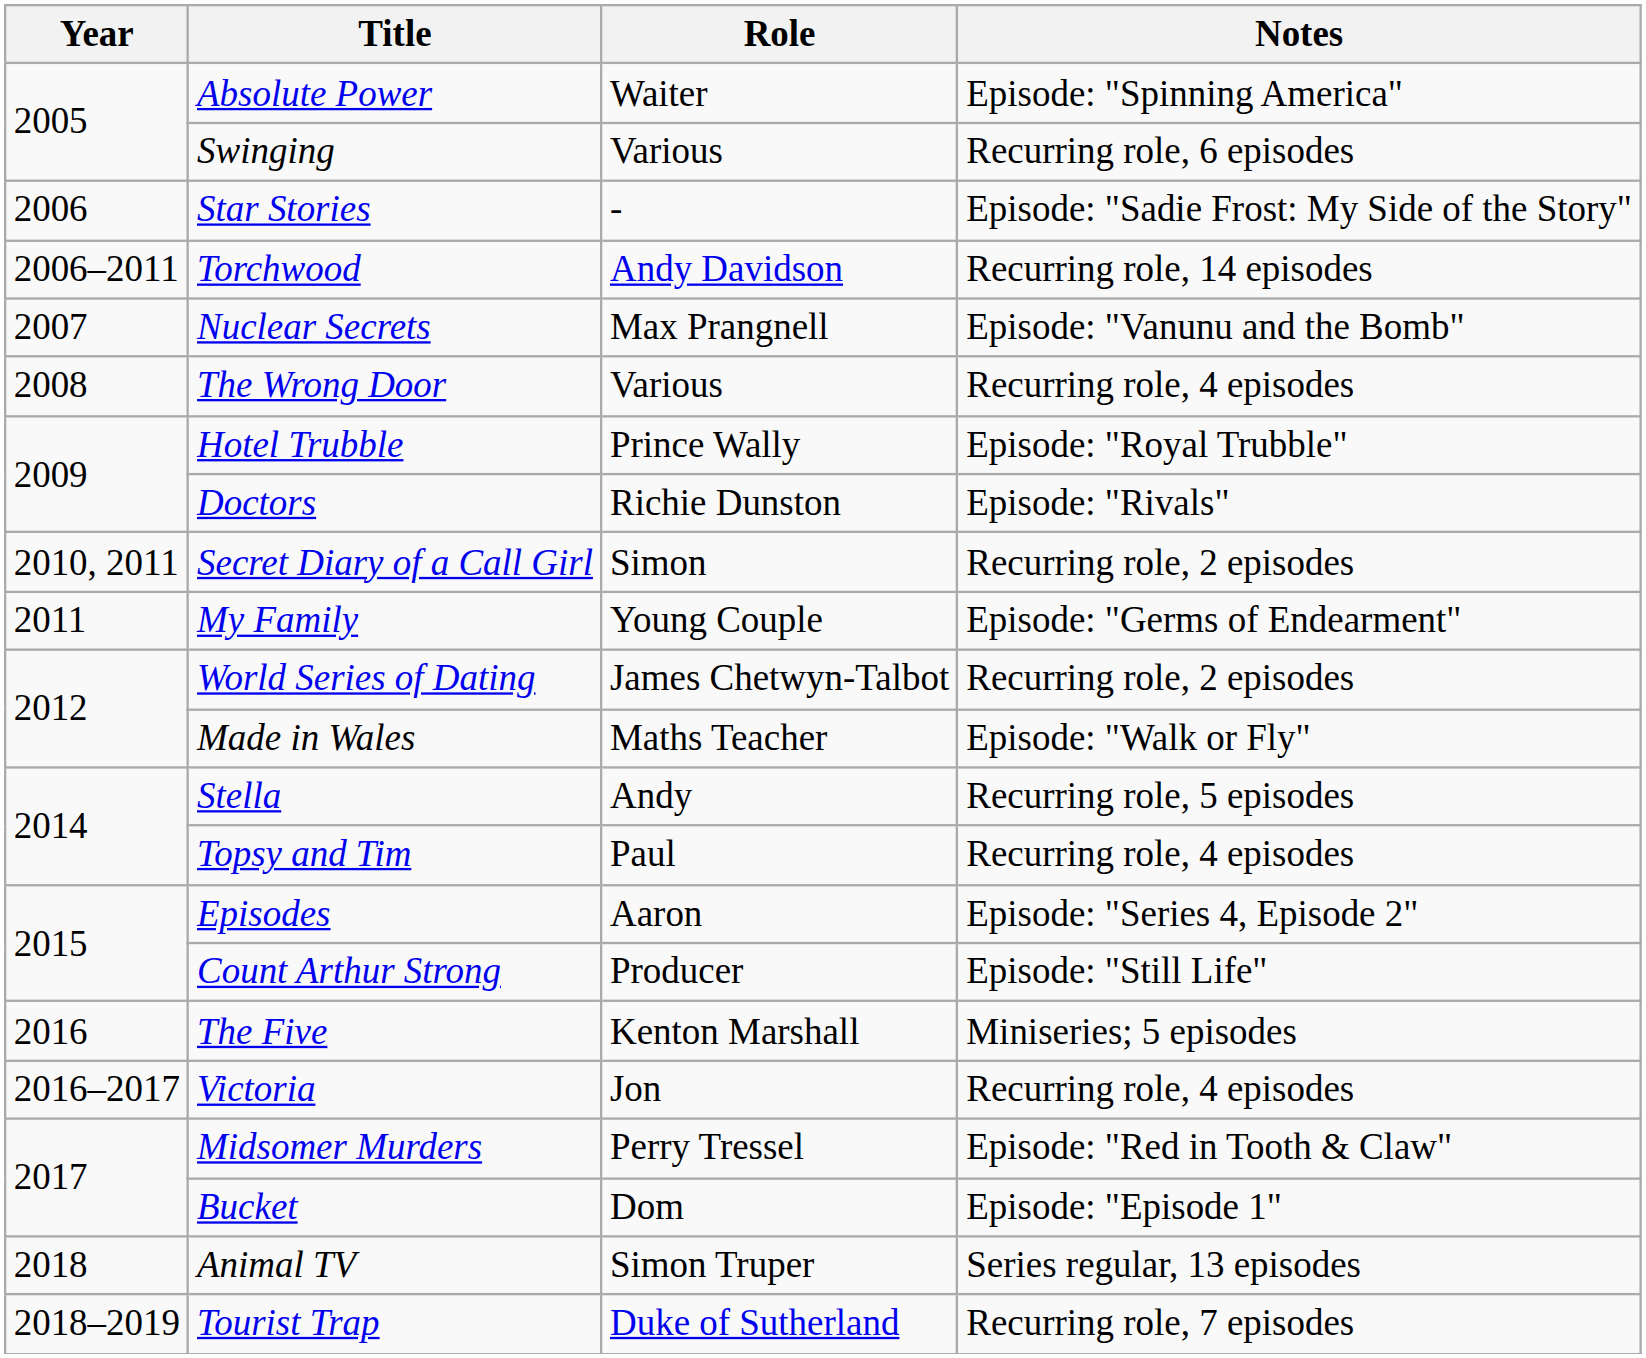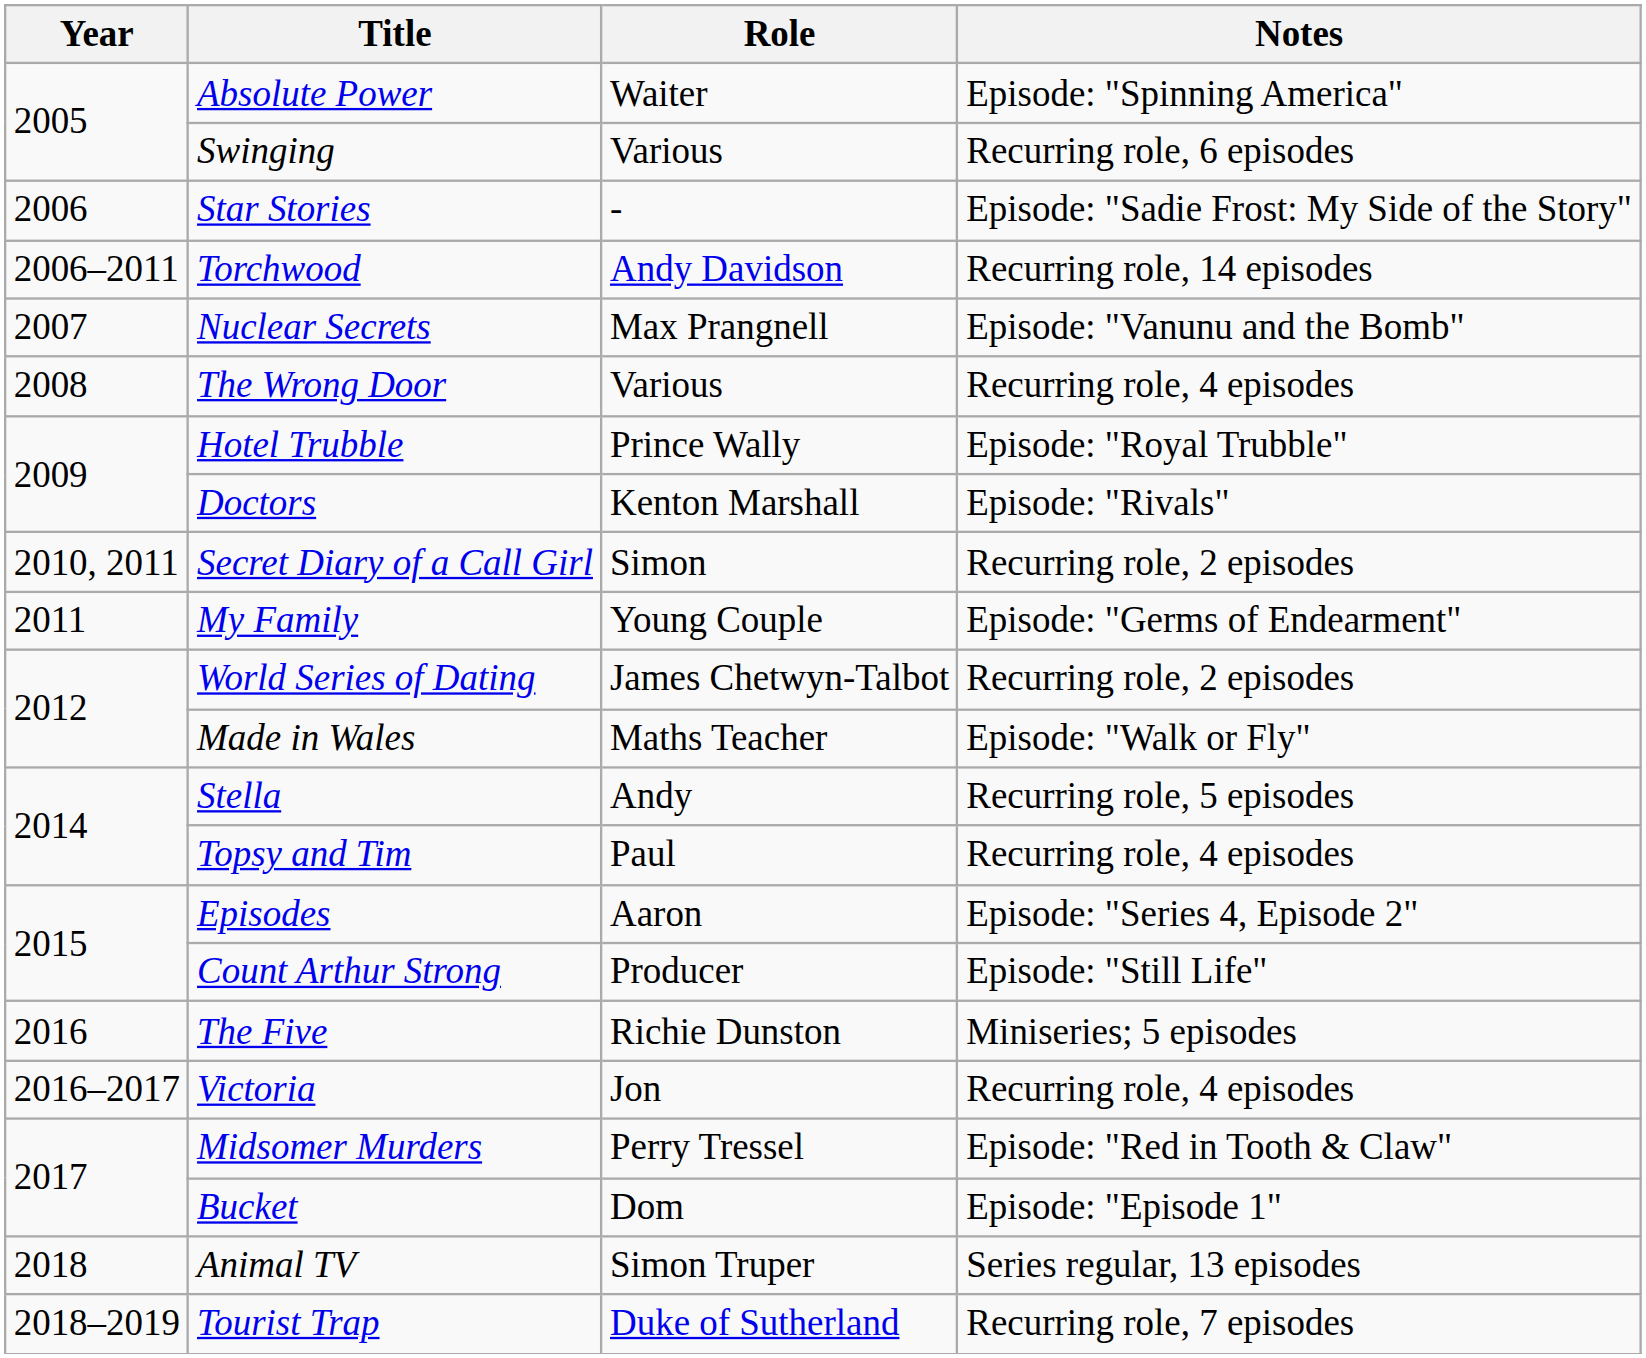(725, 502) Richie Dunston -> (735, 502) Kenton Marshall
(735, 1030) Kenton Marshall -> (725, 1030) Richie Dunston
